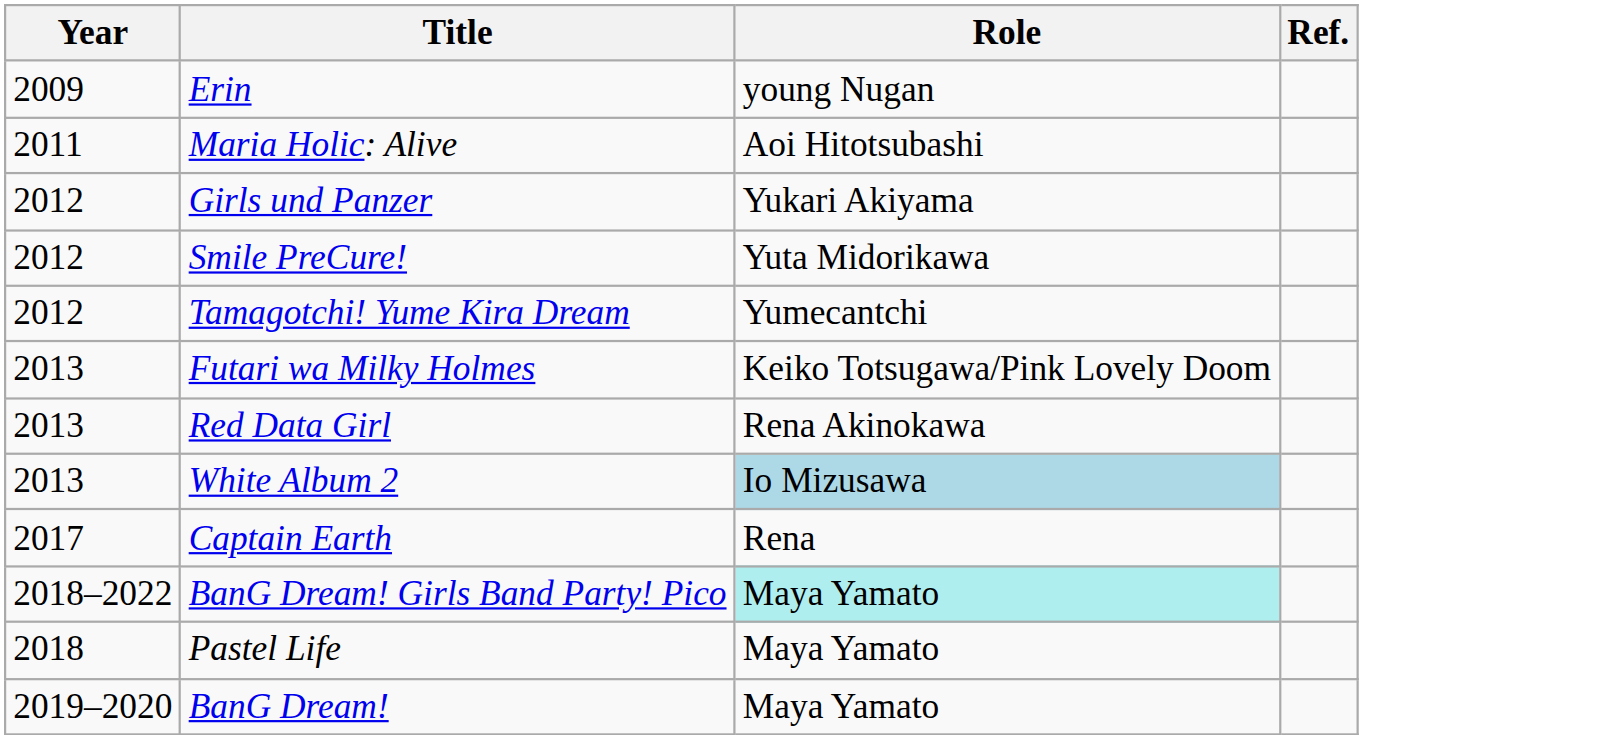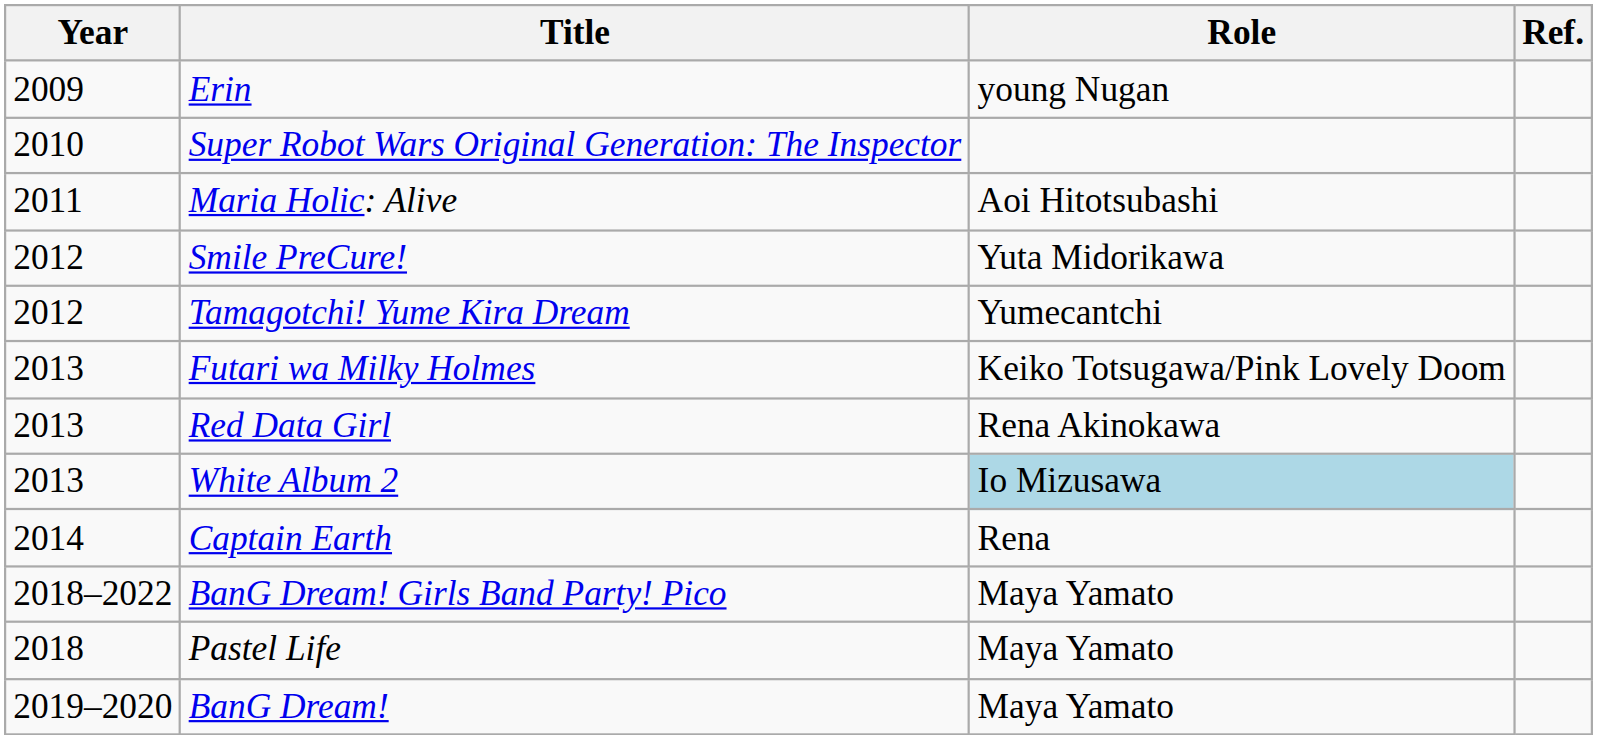+ row: (575, 144)
- row: (310, 200)
(49, 537) 2017 -> (49, 537) 2014
(841, 593) paleturquoise background -> (1076, 593) no background
